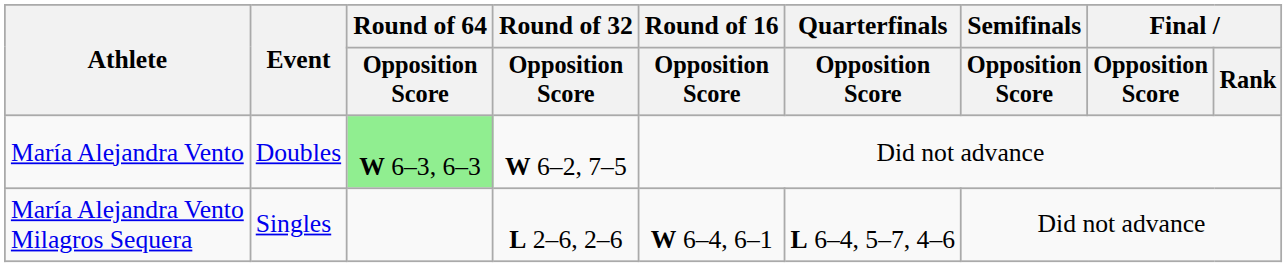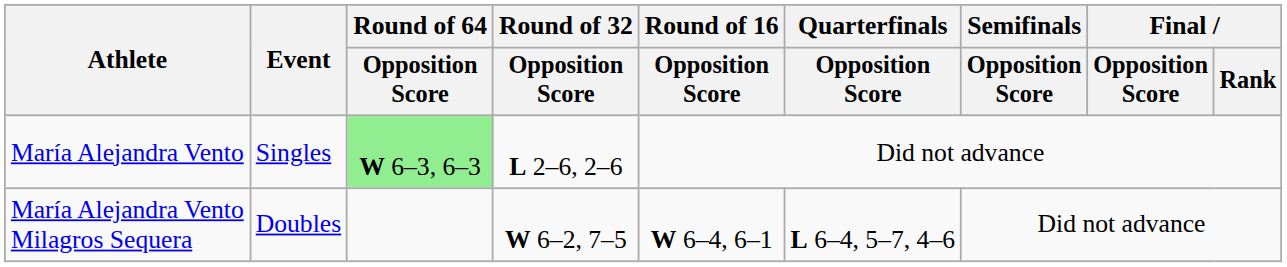(298, 151) Doubles -> (293, 151) Singles
(566, 167) W 6–2, 7–5 -> (566, 167) L 2–6, 2–6
(293, 224) Singles -> (298, 224) Doubles
(566, 239) L 2–6, 2–6 -> (566, 239) W 6–2, 7–5
